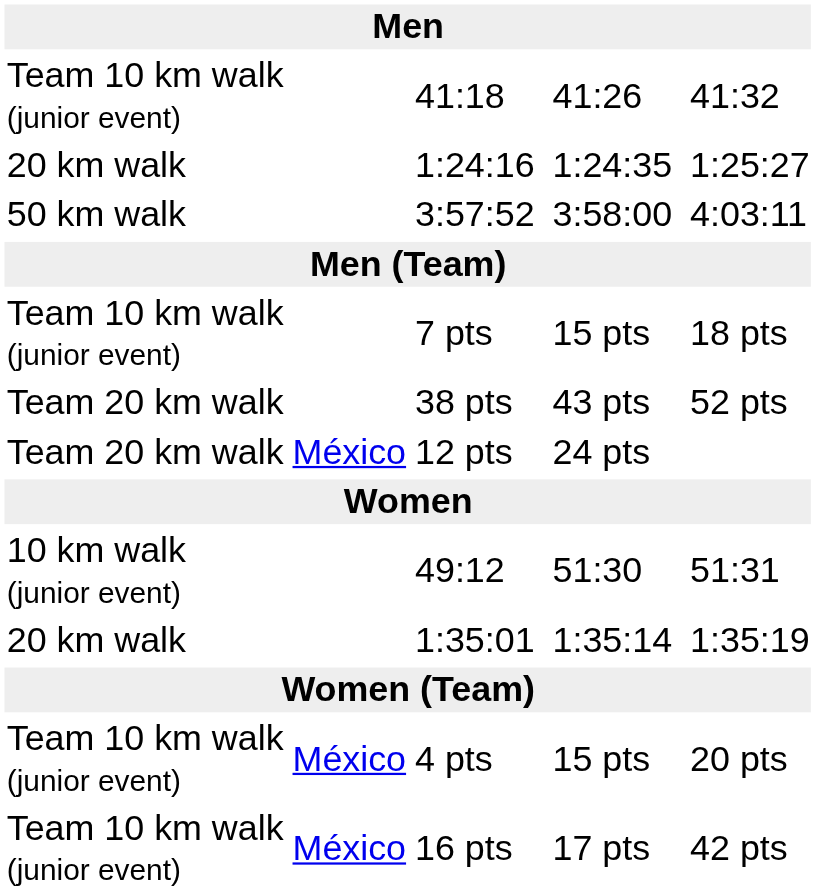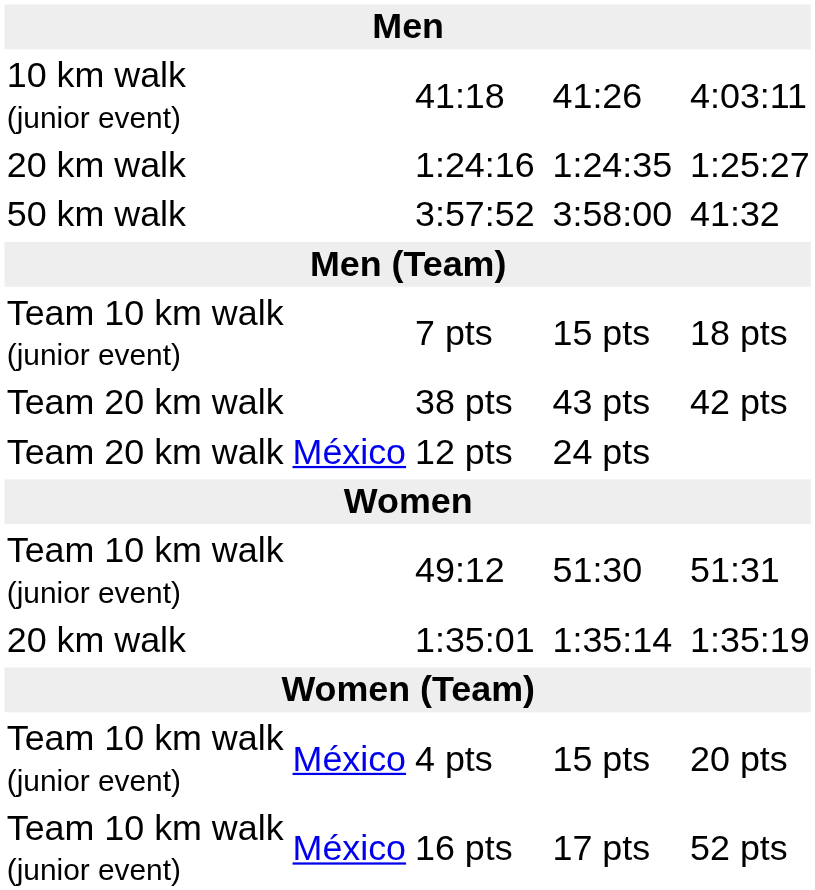(145, 95) Team 10 km walk (junior event) -> (96, 95) 10 km walk (junior event)
(735, 95) 41:32 -> (749, 95) 4:03:11
(749, 214) 4:03:11 -> (735, 214) 41:32
(739, 402) 52 pts -> (739, 402) 42 pts
(96, 570) 10 km walk (junior event) -> (145, 570) Team 10 km walk (junior event)
(739, 848) 42 pts -> (739, 848) 52 pts
